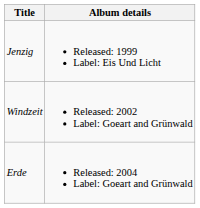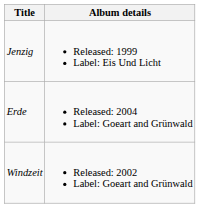rows swapped: (25, 112) <-> (17, 172)
